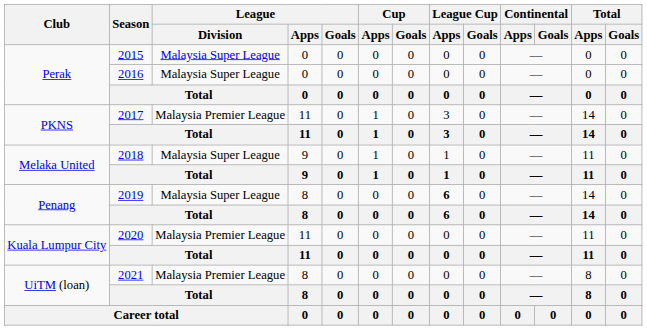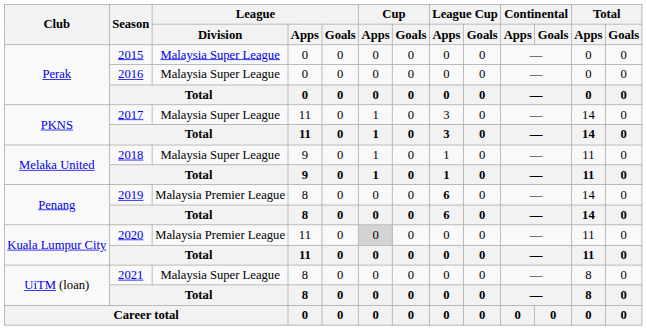(220, 114) Malaysia Premier League -> (220, 114) Malaysia Super League
(220, 194) Malaysia Super League -> (220, 194) Malaysia Premier League
(376, 235) no background -> (376, 235) lightgrey background
(220, 275) Malaysia Premier League -> (220, 275) Malaysia Super League
